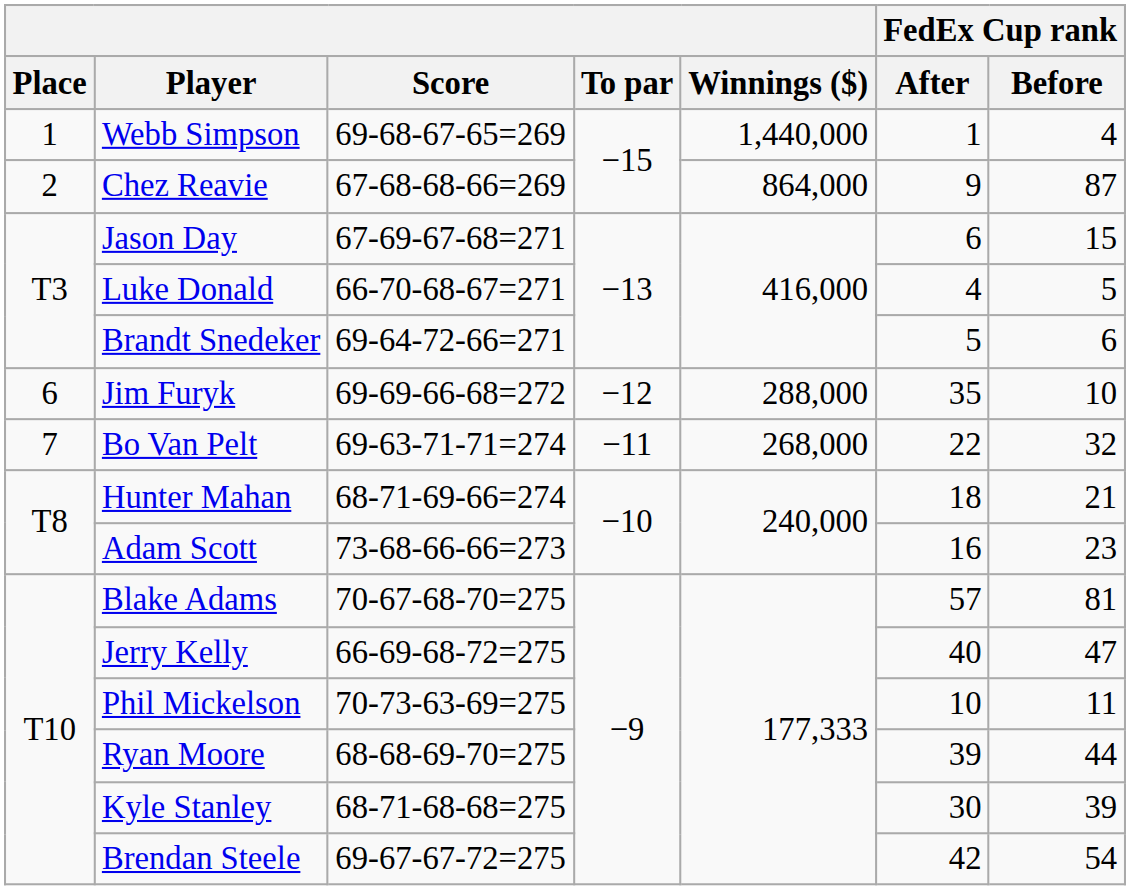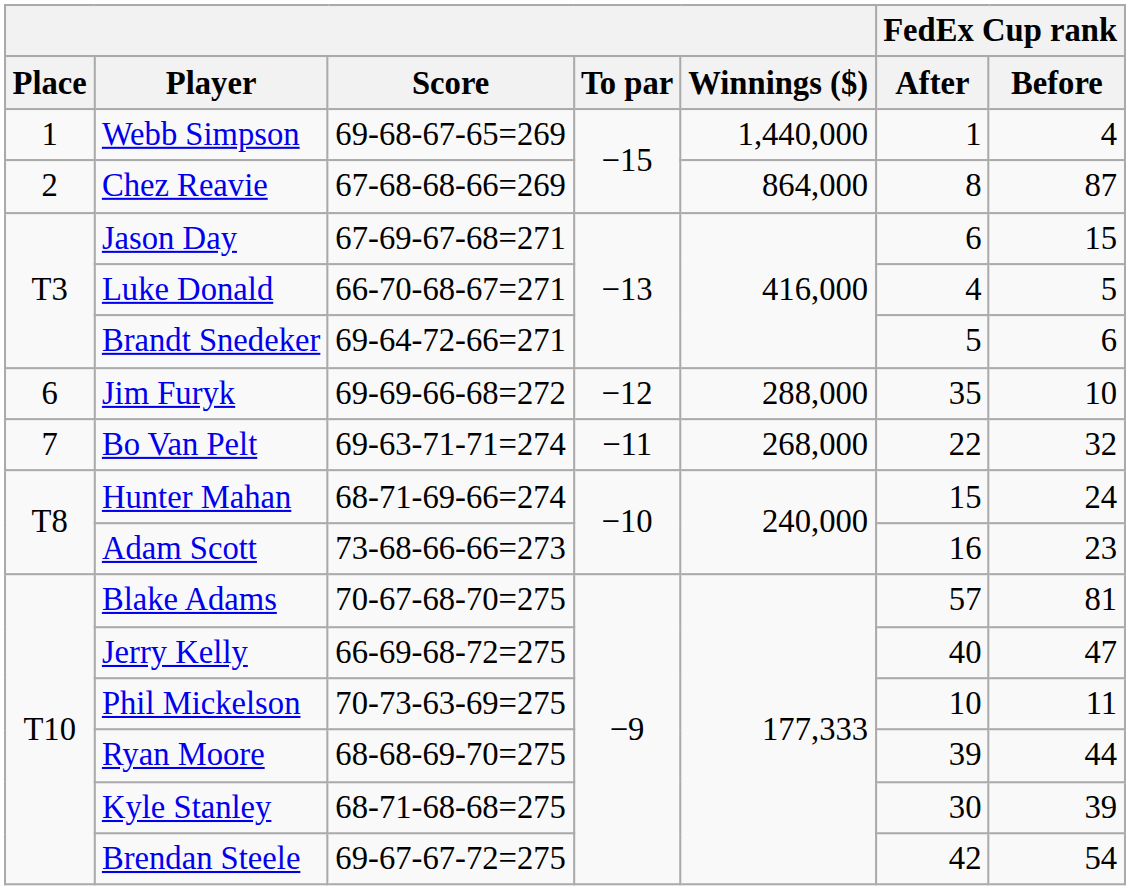(973, 185) 9 -> (973, 185) 8
(965, 496) 18 -> (965, 496) 15
(1101, 496) 21 -> (1101, 496) 24
